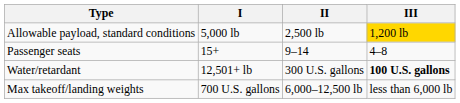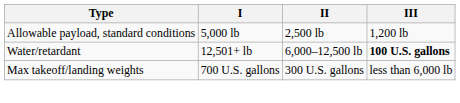(389, 32) gold background -> (389, 32) no background
- row: (44, 51)
(325, 70) 300 U.S. gallons -> (324, 51) 6,000–12,500 lb
(324, 88) 6,000–12,500 lb -> (325, 70) 300 U.S. gallons
